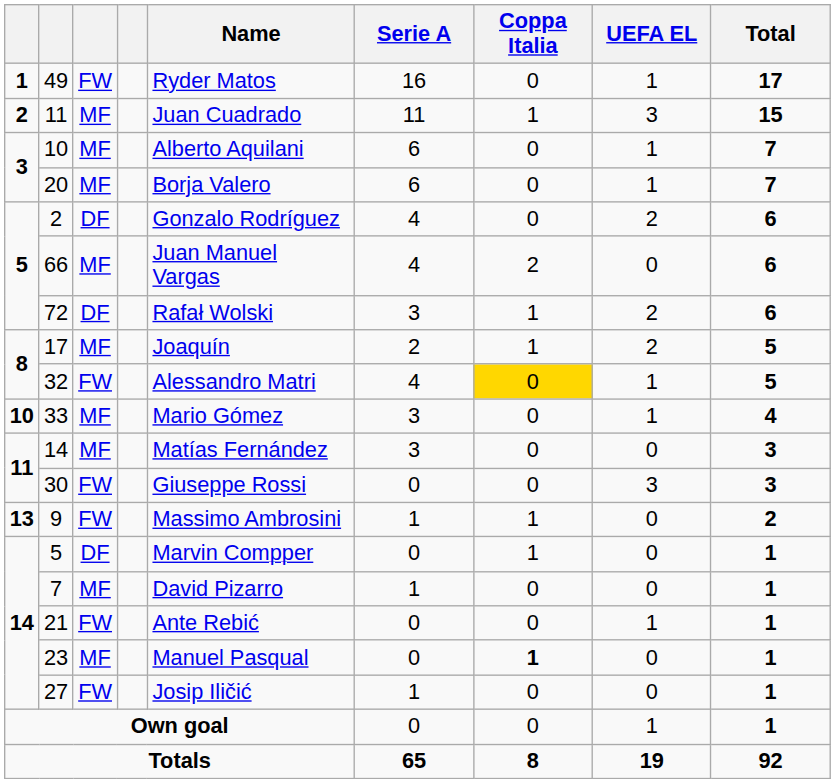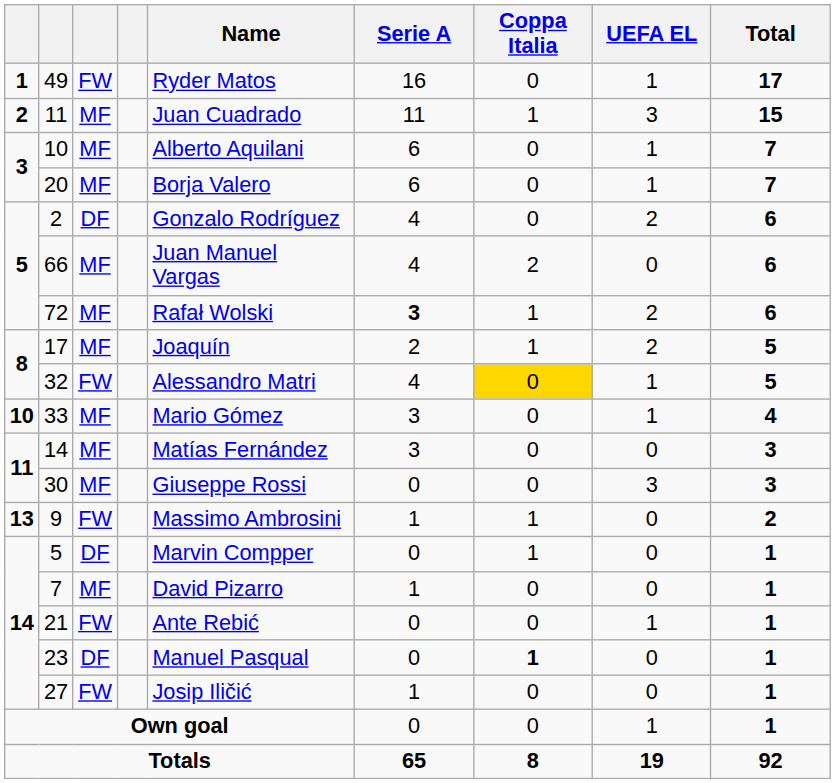(95, 312) DF -> (95, 312) MF
(414, 312) normal -> (414, 312) bold
(95, 484) FW -> (95, 484) MF
(95, 657) MF -> (95, 657) DF
